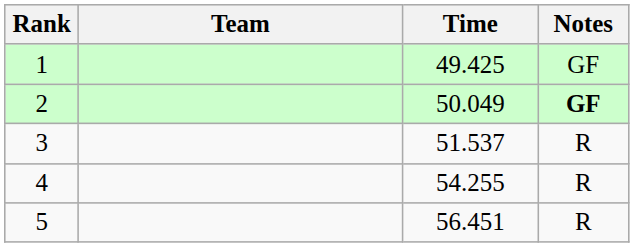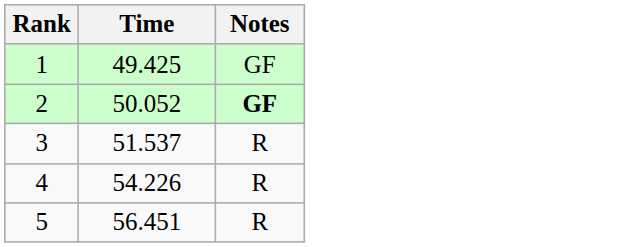- column: (240, 24)
(470, 103) 50.049 -> (147, 103) 50.052
(470, 182) 54.255 -> (147, 182) 54.226
